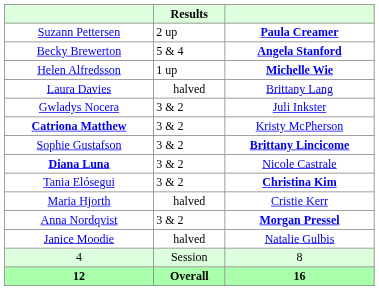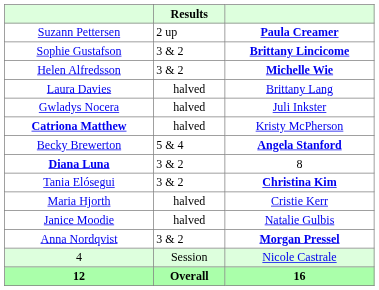rows swapped: (79, 51) <-> (79, 145)
(167, 70) 1 up -> (170, 70) 3 & 2
(170, 107) 3 & 2 -> (189, 107) halved
(170, 126) 3 & 2 -> (189, 126) halved
(299, 163) Nicole Castrale -> (300, 163) 8
rows swapped: (79, 220) <-> (79, 238)
(300, 257) 8 -> (299, 257) Nicole Castrale
